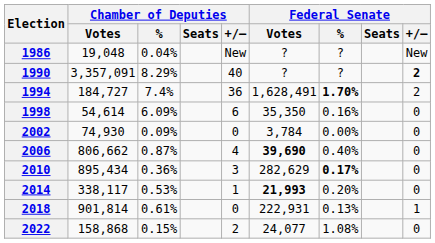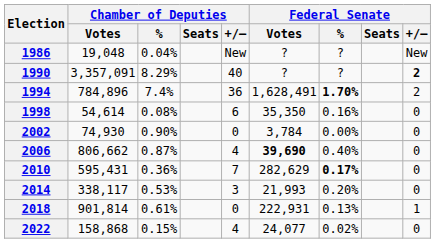(103, 92) 184,727 -> (103, 92) 784,896
(159, 112) 6.09% -> (159, 112) 0.08%
(159, 131) 0.09% -> (159, 131) 0.90%
(103, 170) 895,434 -> (103, 170) 595,431
(235, 170) 3 -> (235, 170) 7
(235, 190) 1 -> (235, 190) 3
(284, 190) bold -> (284, 190) normal
(235, 229) 2 -> (235, 229) 4
(340, 229) 1.08% -> (340, 229) 0.02%
